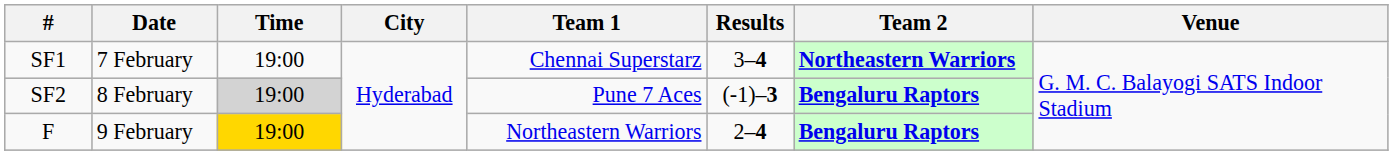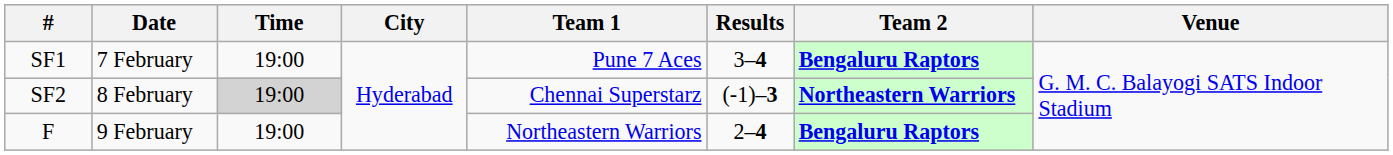(616, 59) Chennai Superstarz -> (647, 59) Pune 7 Aces
(907, 59) Northeastern Warriors -> (889, 59) Bengaluru Raptors
(647, 95) Pune 7 Aces -> (616, 95) Chennai Superstarz
(889, 95) Bengaluru Raptors -> (907, 95) Northeastern Warriors
(279, 132) gold background -> (279, 132) no background
